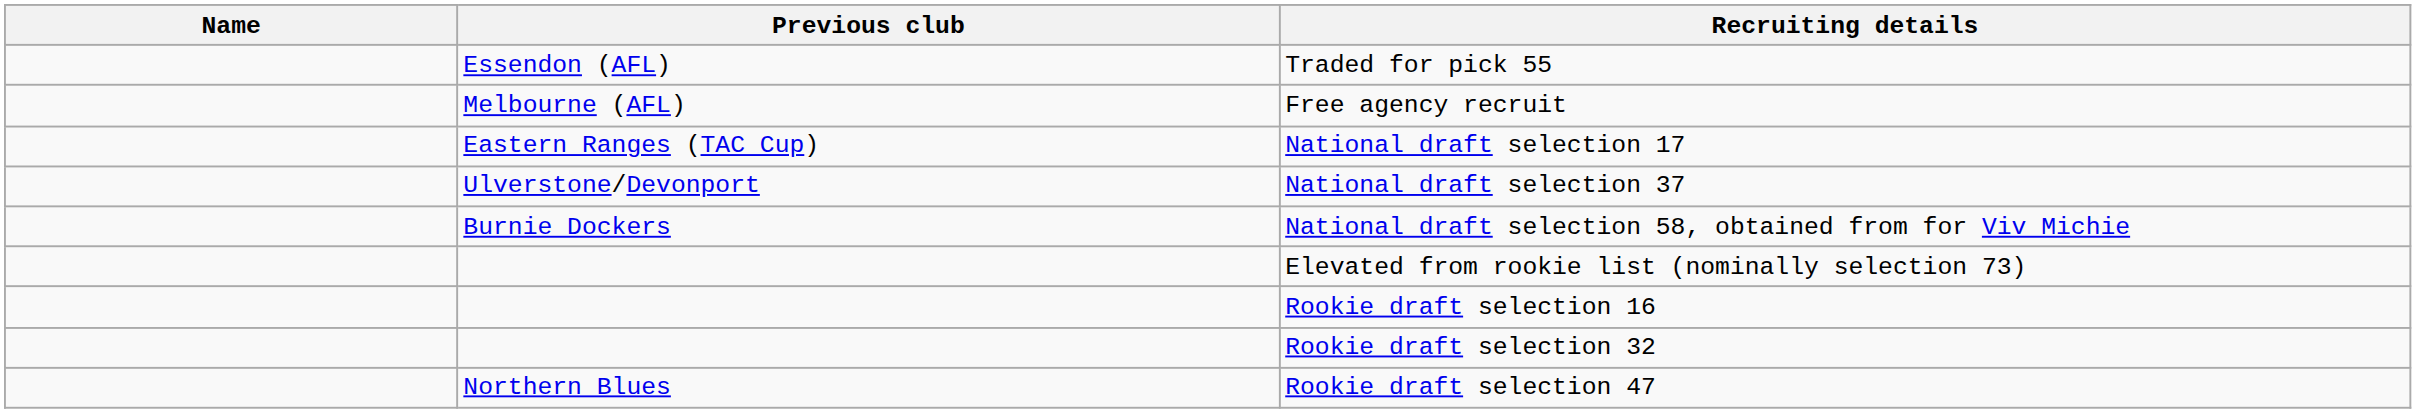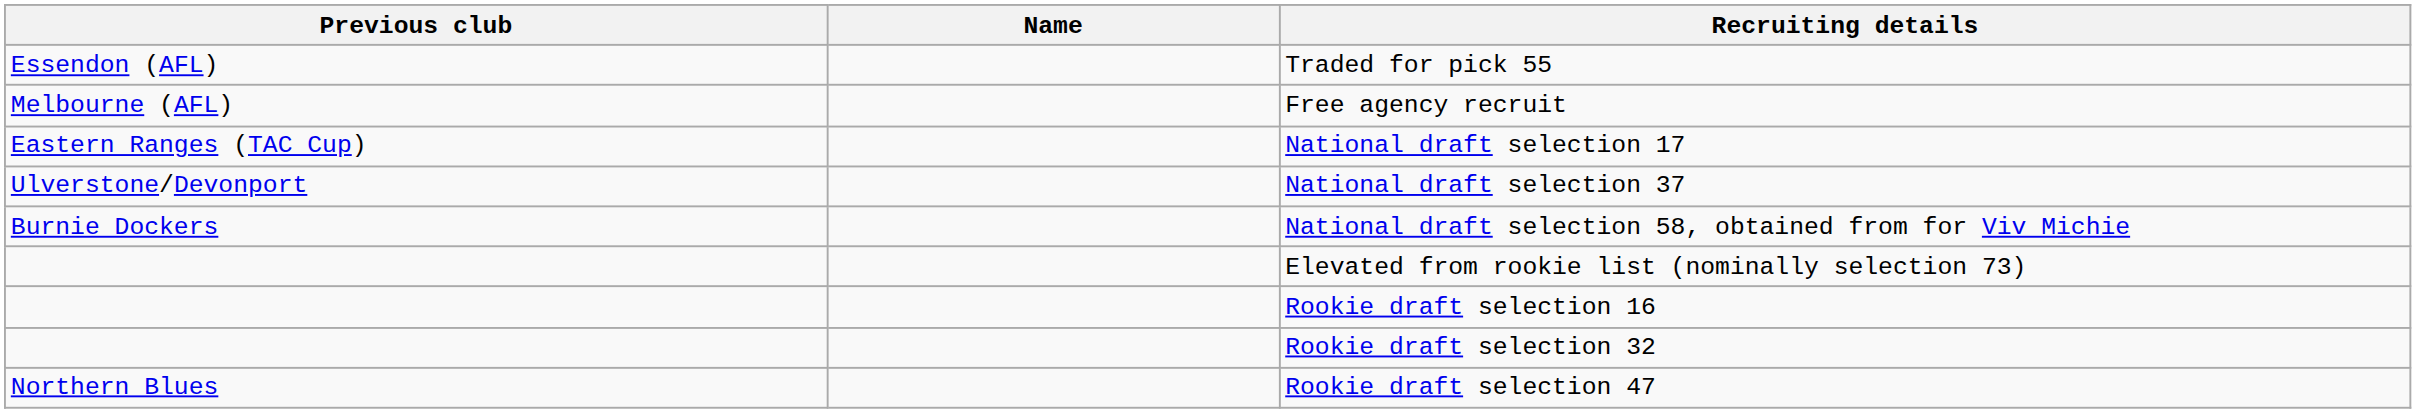columns swapped: (231, 25) <-> (868, 25)
